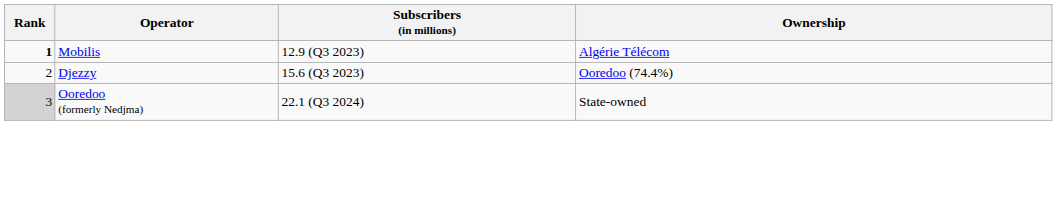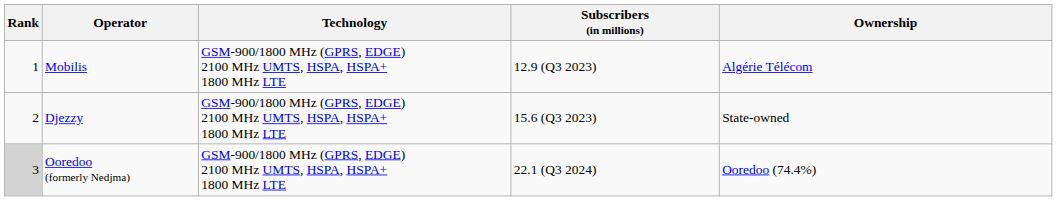+ column: (355, 22)
(49, 51) bold -> (36, 66) normal
(626, 72) Ooredoo (74.4%) -> (756, 118) State-owned
(613, 101) State-owned -> (769, 169) Ooredoo (74.4%)
